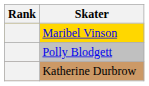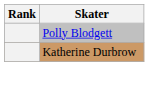- row: (80, 33)
